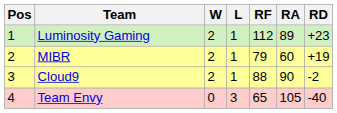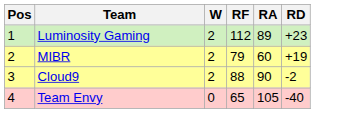- column: (238, 14)
